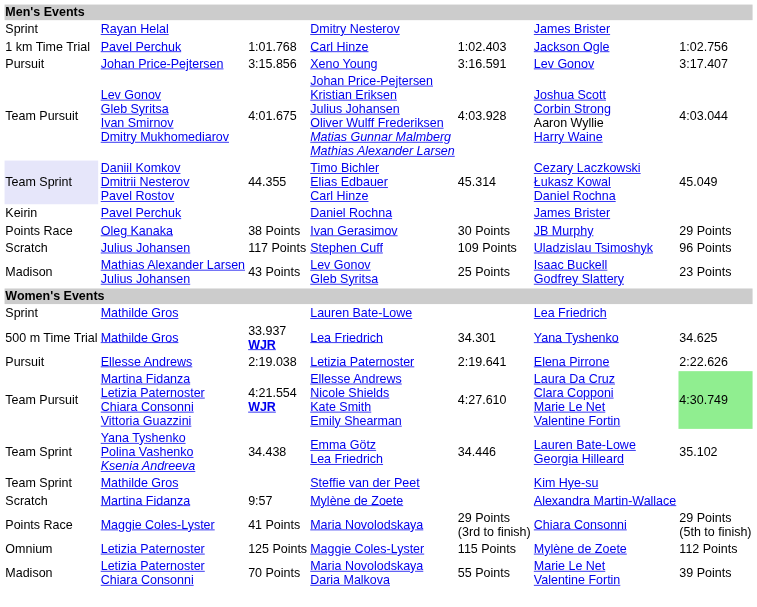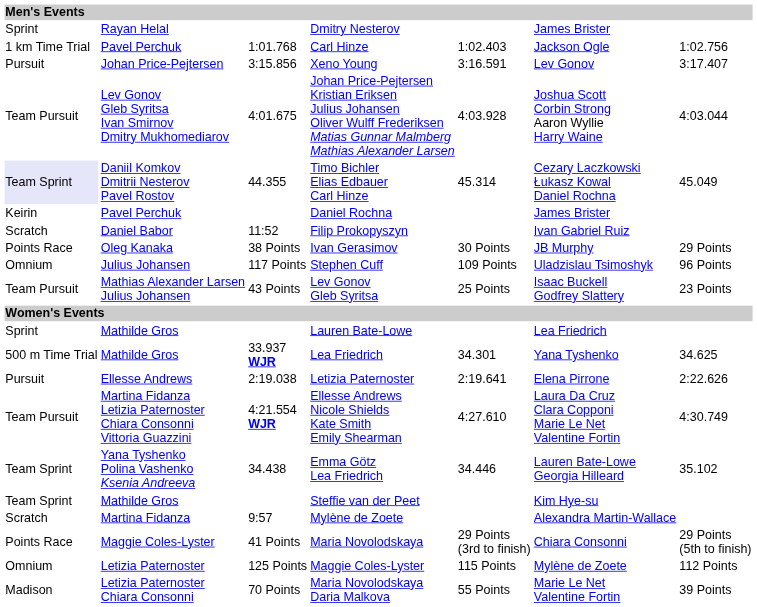+ row: (359, 230)
(26, 248) Scratch -> (29, 265) Omnium
(29, 272) Madison -> (42, 289) Team Pursuit
(704, 400) lightgreen background -> (704, 417) no background
